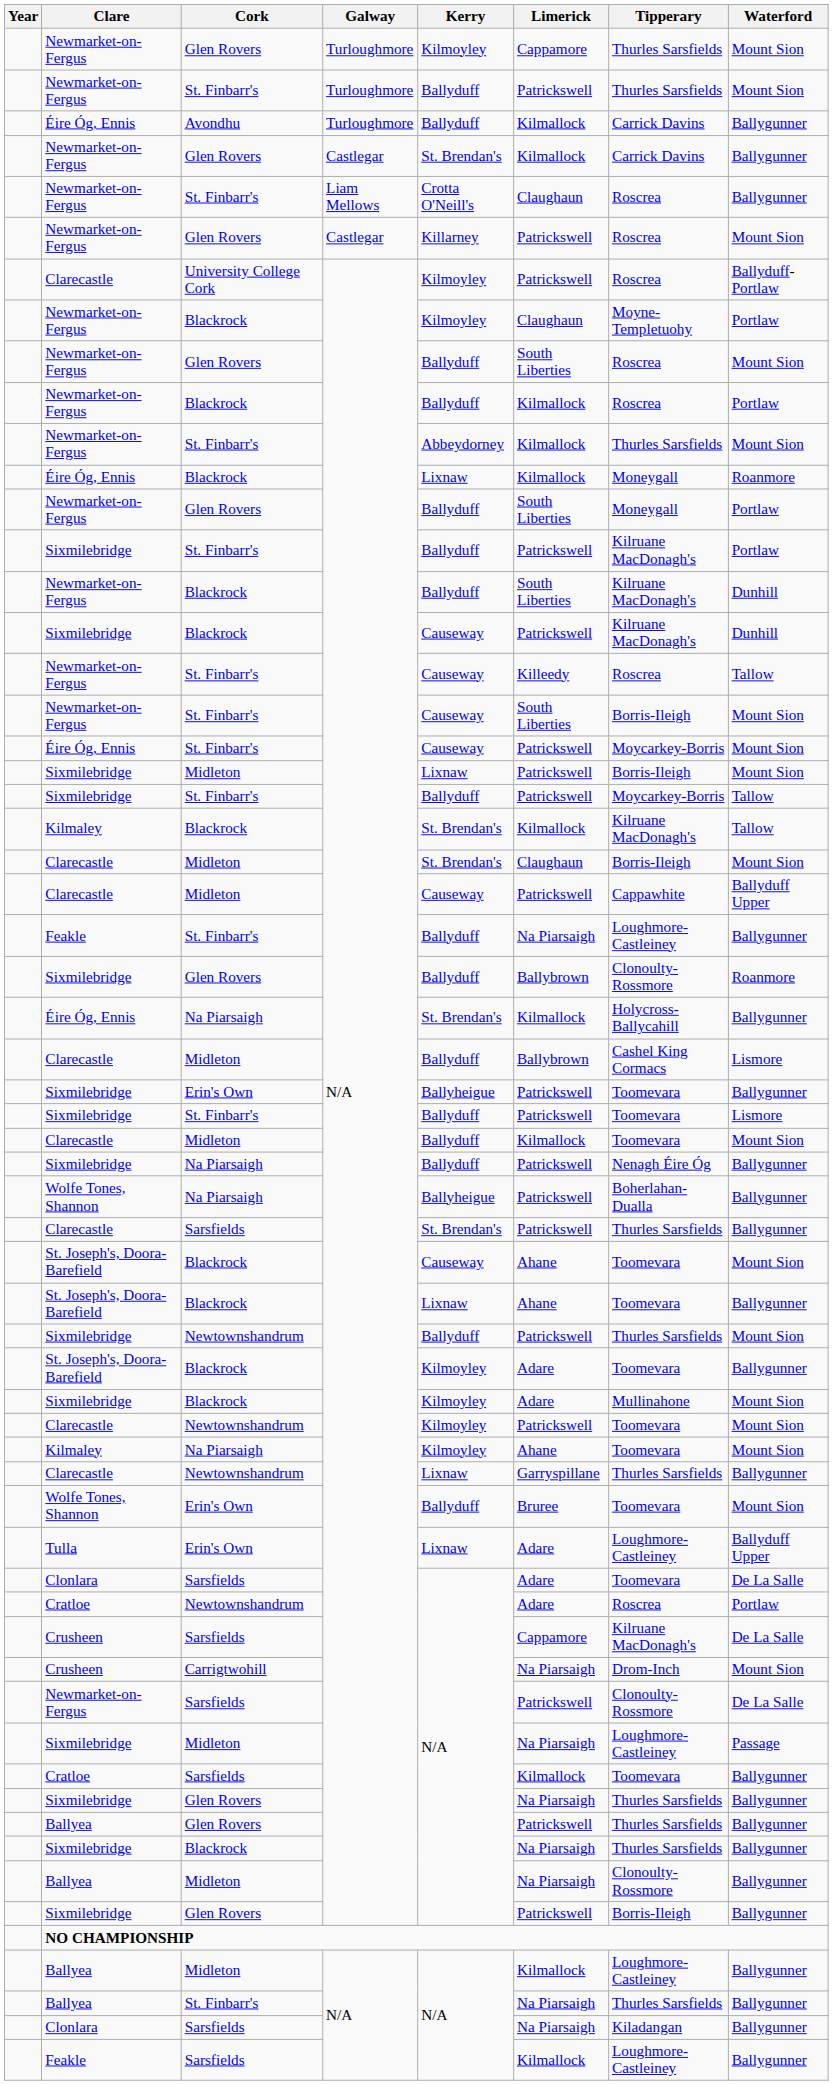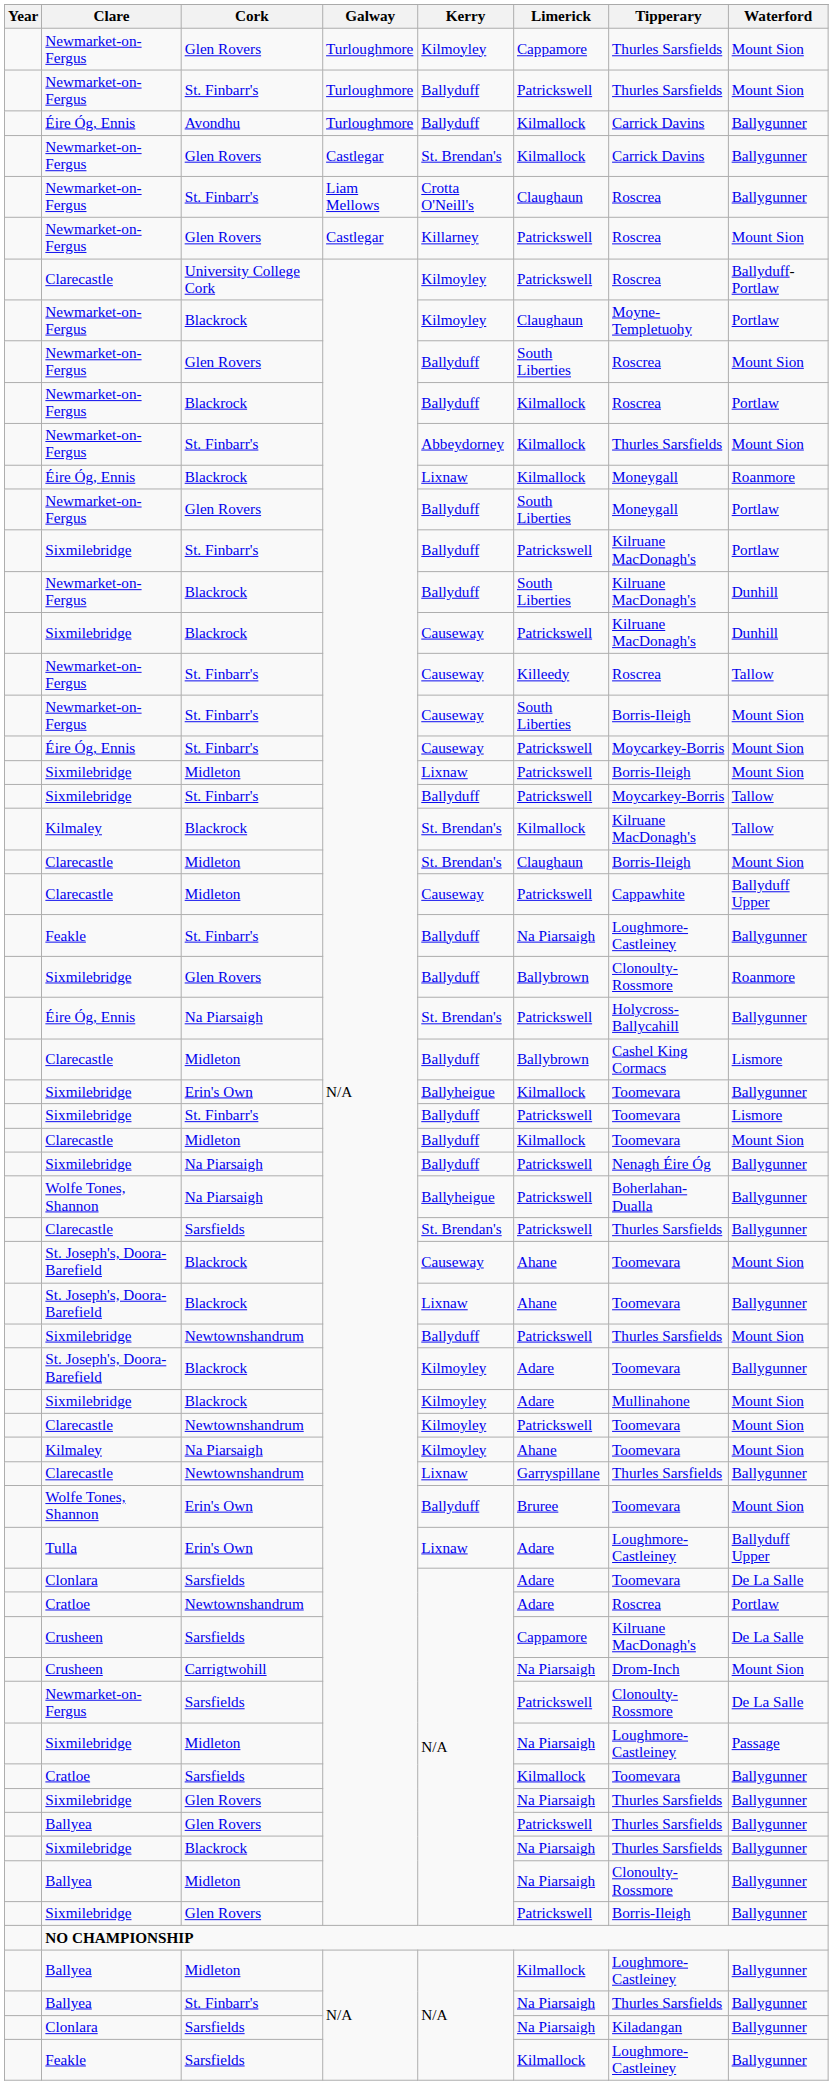(551, 1017) Kilmallock -> (555, 1017) Patrickswell
(555, 1091) Patrickswell -> (551, 1091) Kilmallock
